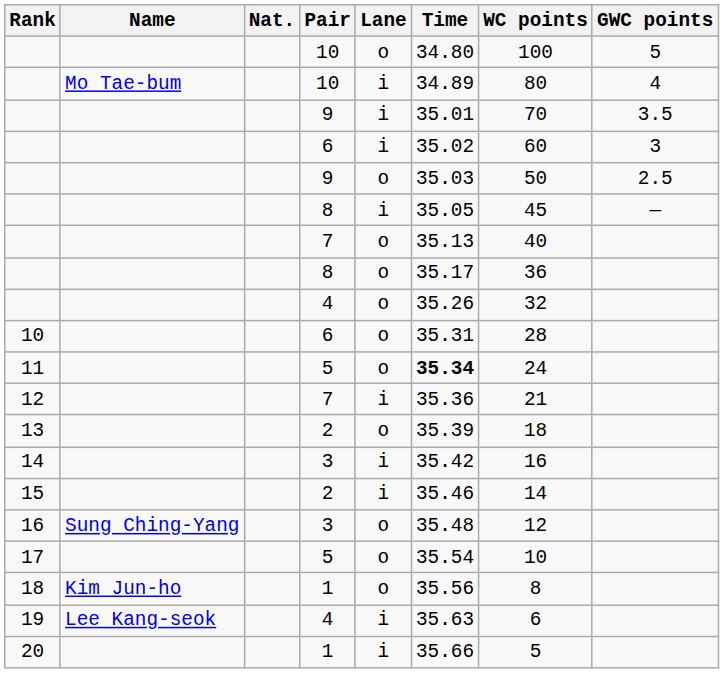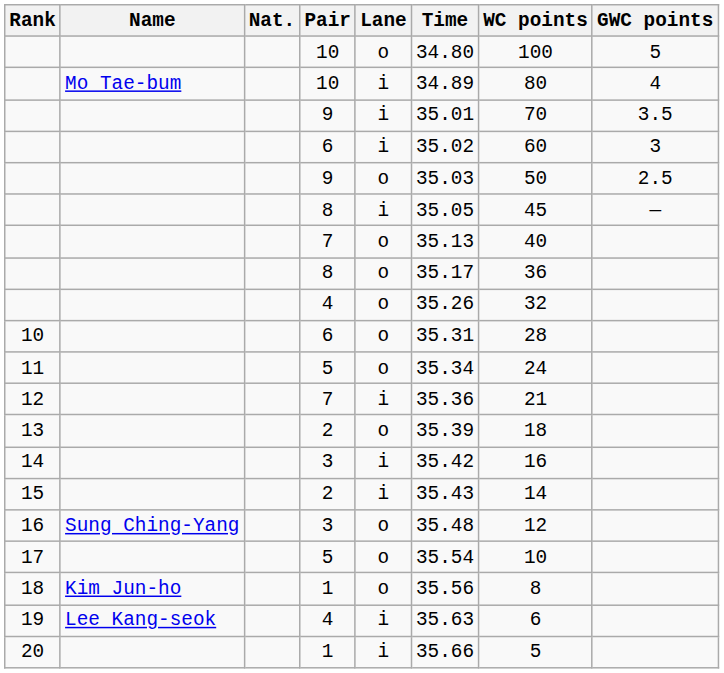(445, 368) bold -> (445, 368) normal
(445, 494) 35.46 -> (445, 494) 35.43
